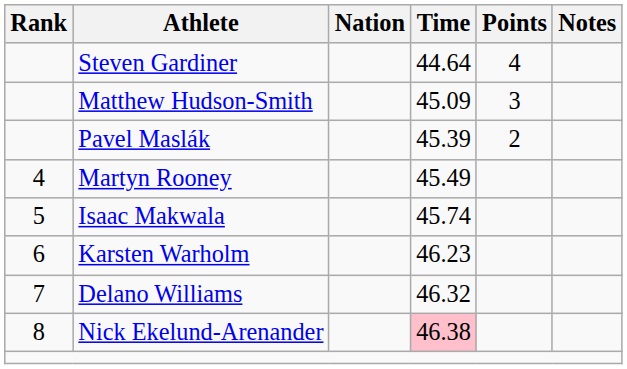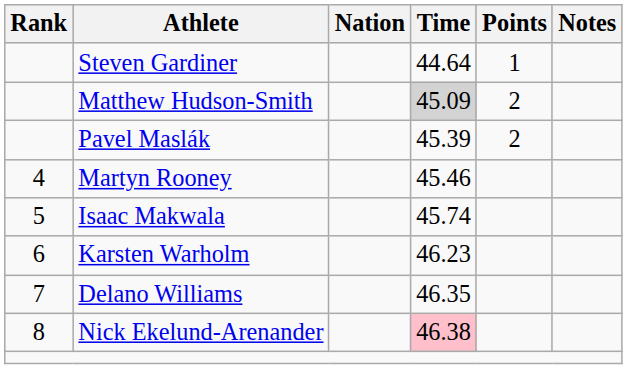(515, 62) 4 -> (515, 62) 1
(444, 100) no background -> (444, 100) lightgrey background
(515, 100) 3 -> (515, 100) 2
(444, 178) 45.49 -> (444, 178) 45.46
(444, 293) 46.32 -> (444, 293) 46.35
